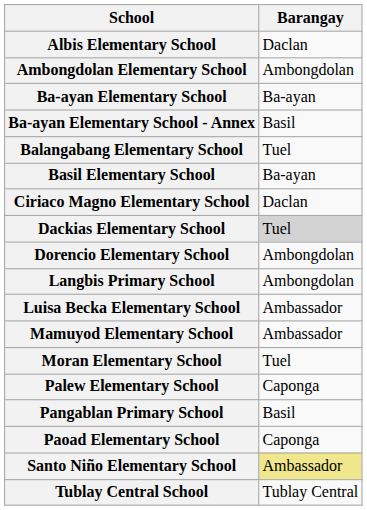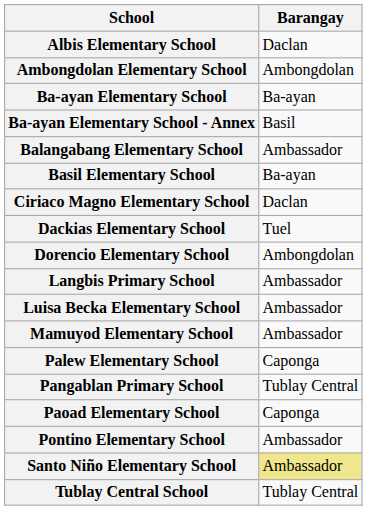(277, 149) Tuel -> (302, 149) Ambassador
(277, 228) lightgrey background -> (277, 228) no background
(308, 281) Ambongdolan -> (302, 281) Ambassador
- row: (132, 360)
(279, 413) Basil -> (310, 387) Tublay Central
+ row: (132, 439)
